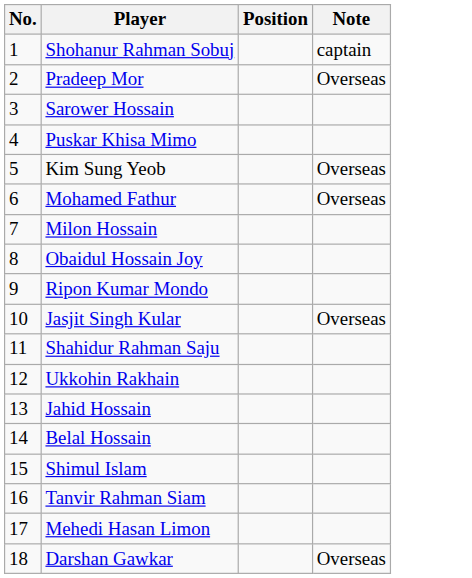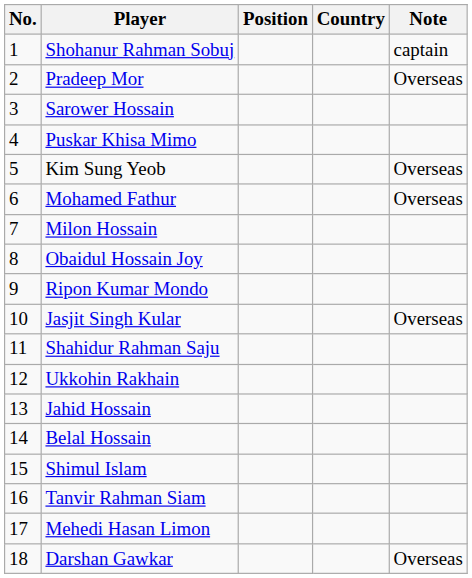+ column: (351, 19)
